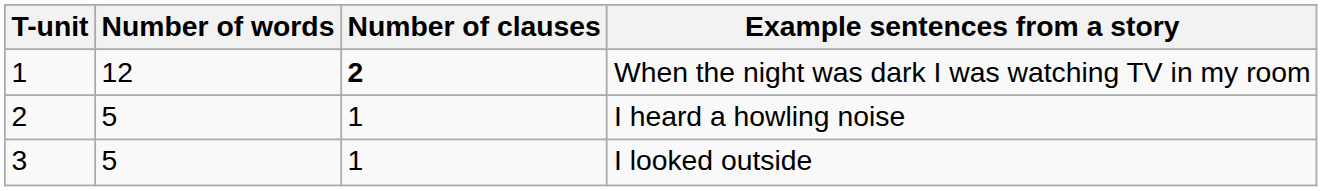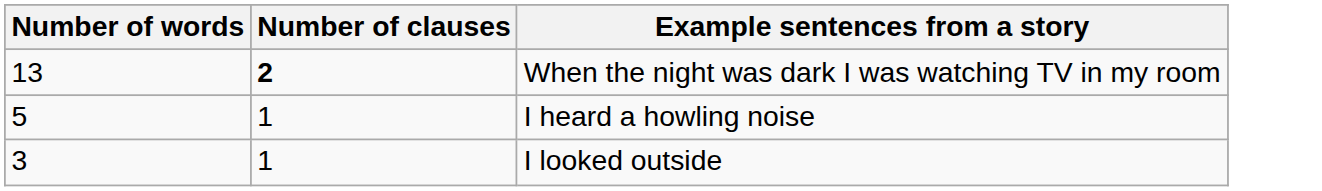- column: (50, 26)
(117, 71) 12 -> (27, 71) 13
(109, 161) 5 -> (19, 161) 3
